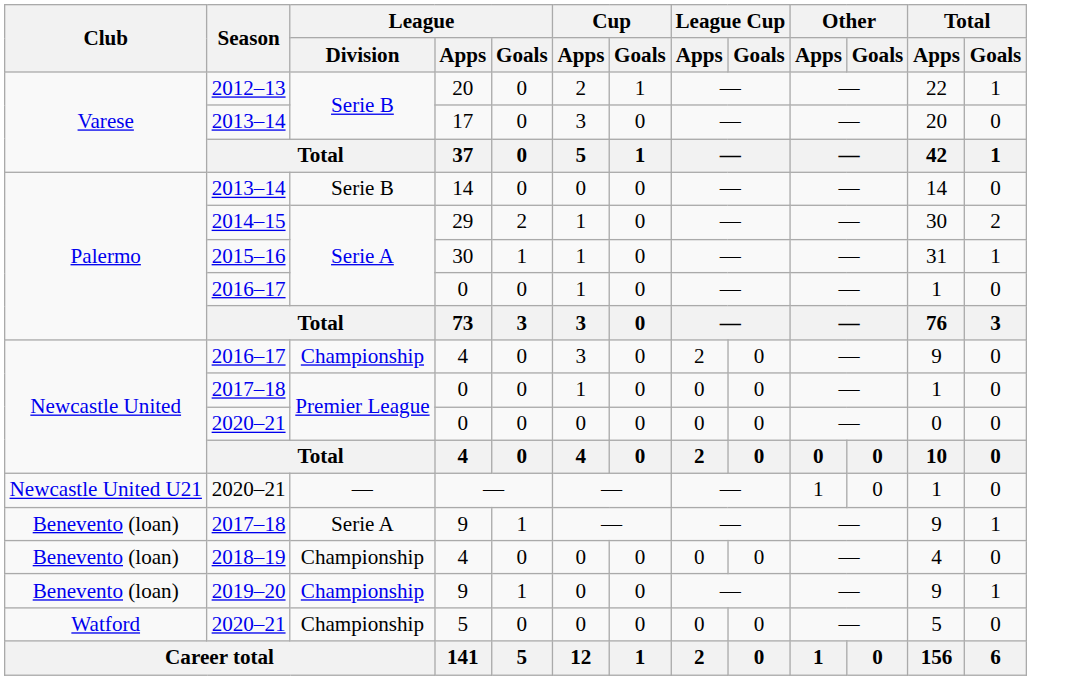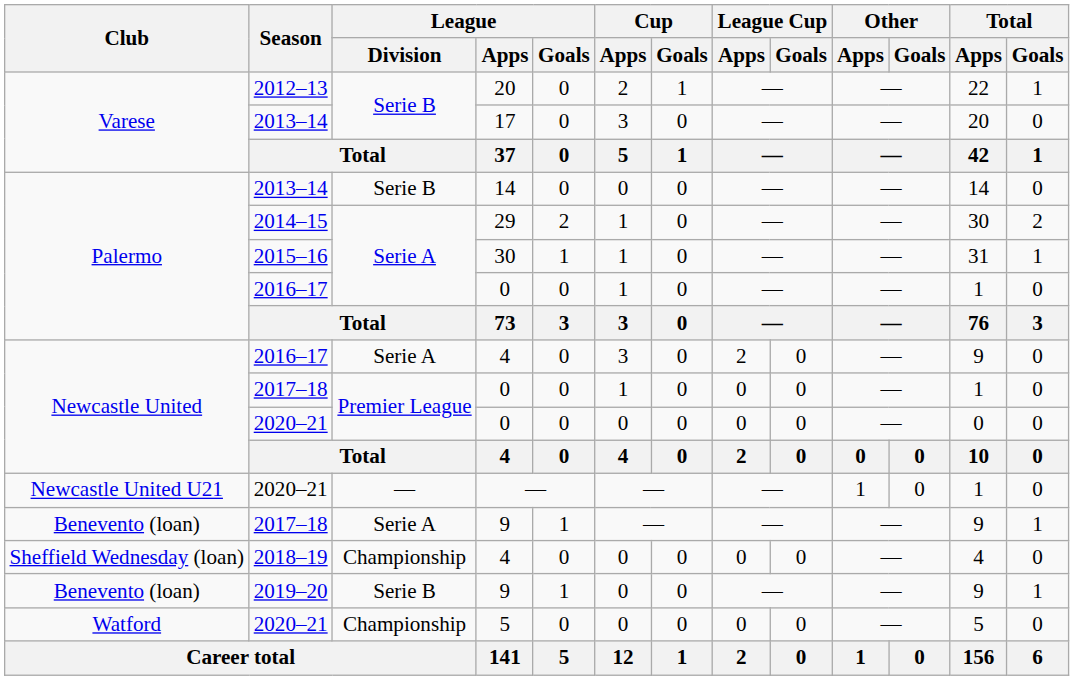(362, 356) Championship -> (405, 356) Serie A
(106, 557) Benevento (loan) -> (127, 557) Sheffield Wednesday (loan)
(362, 590) Championship -> (405, 590) Serie B
